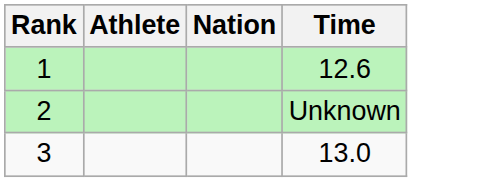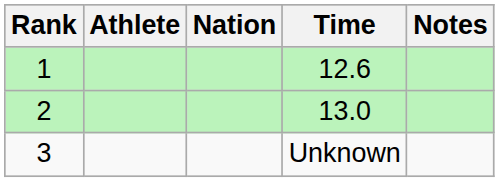+ column: (450, 25)
(345, 111) Unknown -> (345, 111) 13.0
(345, 153) 13.0 -> (345, 153) Unknown
